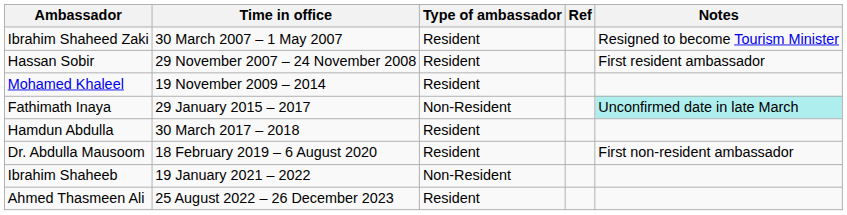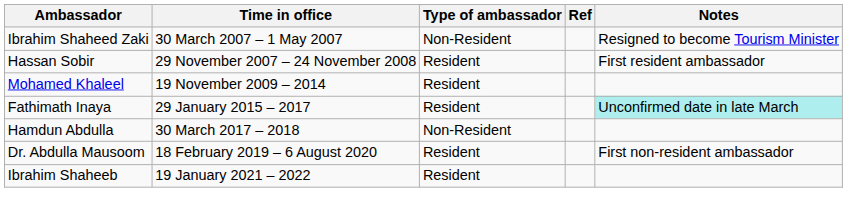(451, 38) Resident -> (467, 38) Non-Resident
(467, 107) Non-Resident -> (451, 107) Resident
(451, 130) Resident -> (467, 130) Non-Resident
(467, 175) Non-Resident -> (451, 175) Resident
- row: (76, 198)
